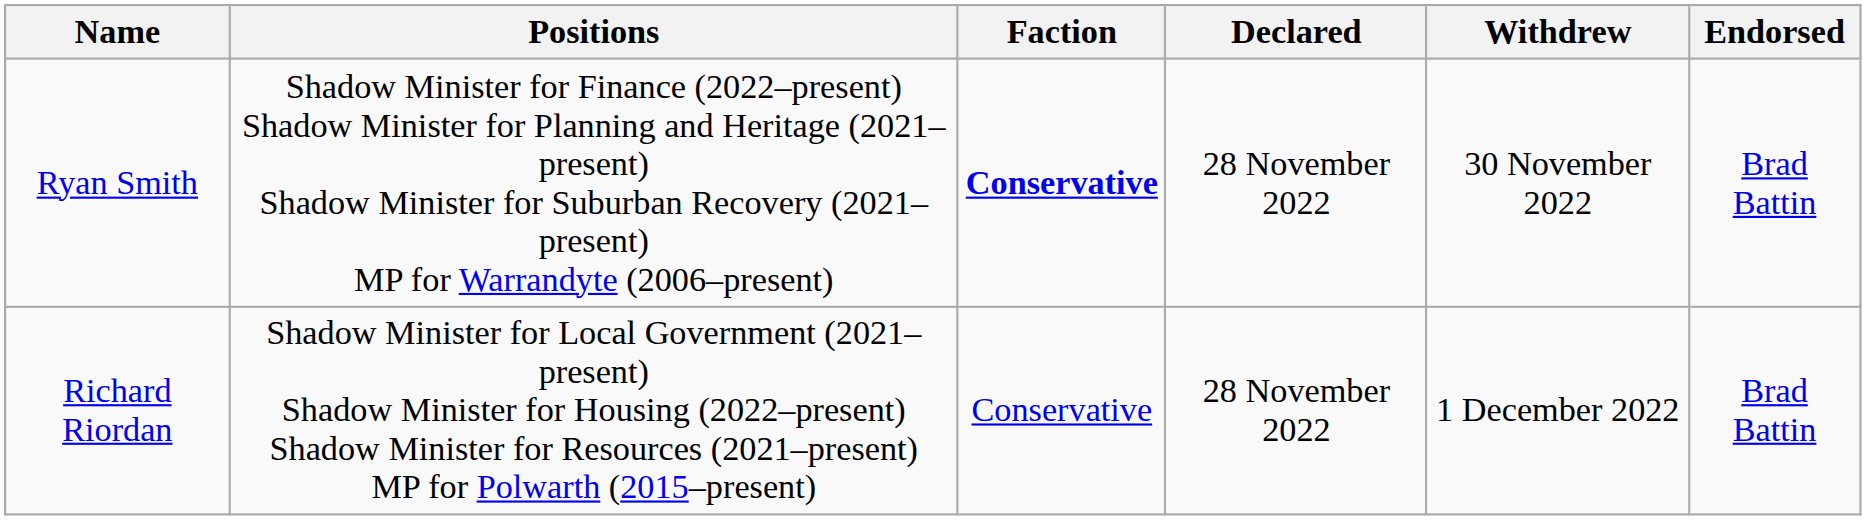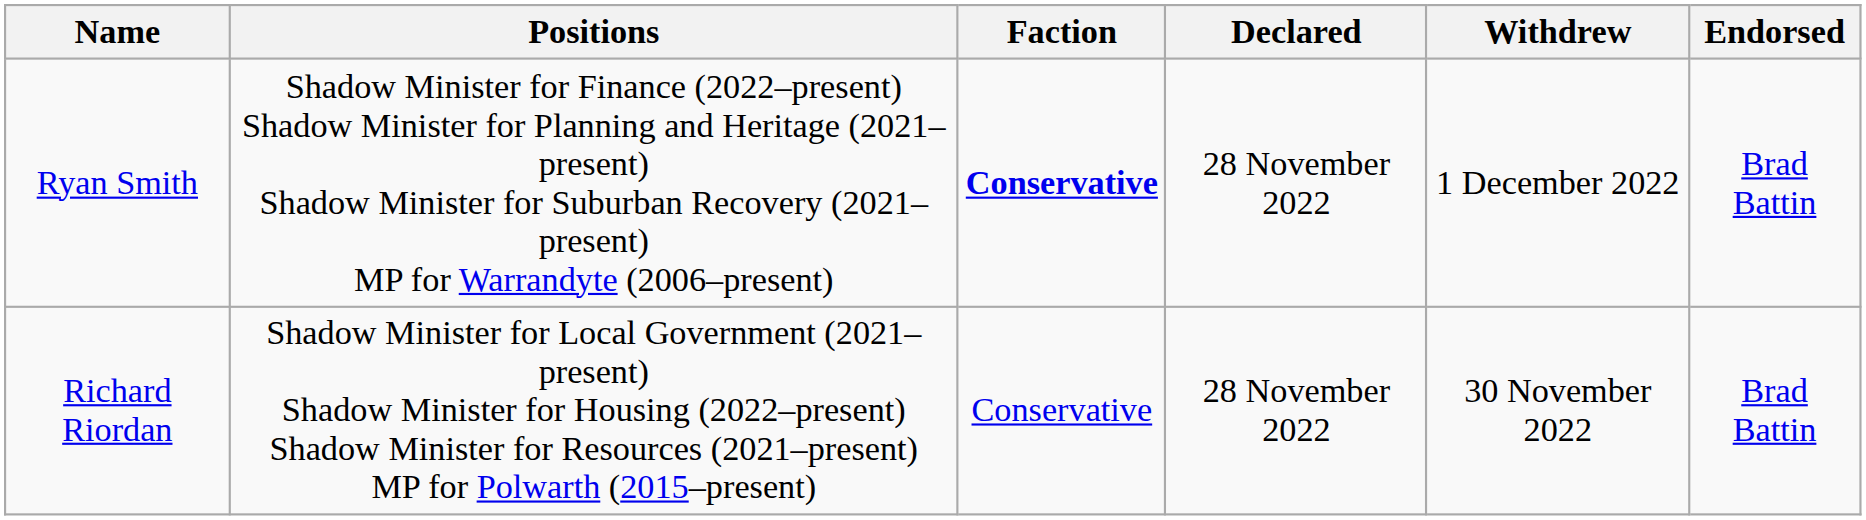(1558, 182) 30 November 2022 -> (1558, 182) 1 December 2022
(1558, 409) 1 December 2022 -> (1558, 409) 30 November 2022
